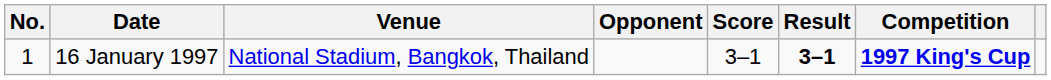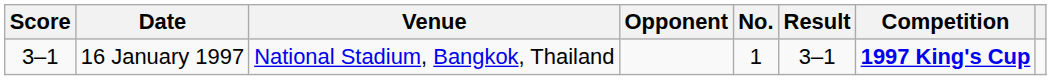columns swapped: (27, 21) <-> (743, 21)
(817, 56) bold -> (817, 56) normal
